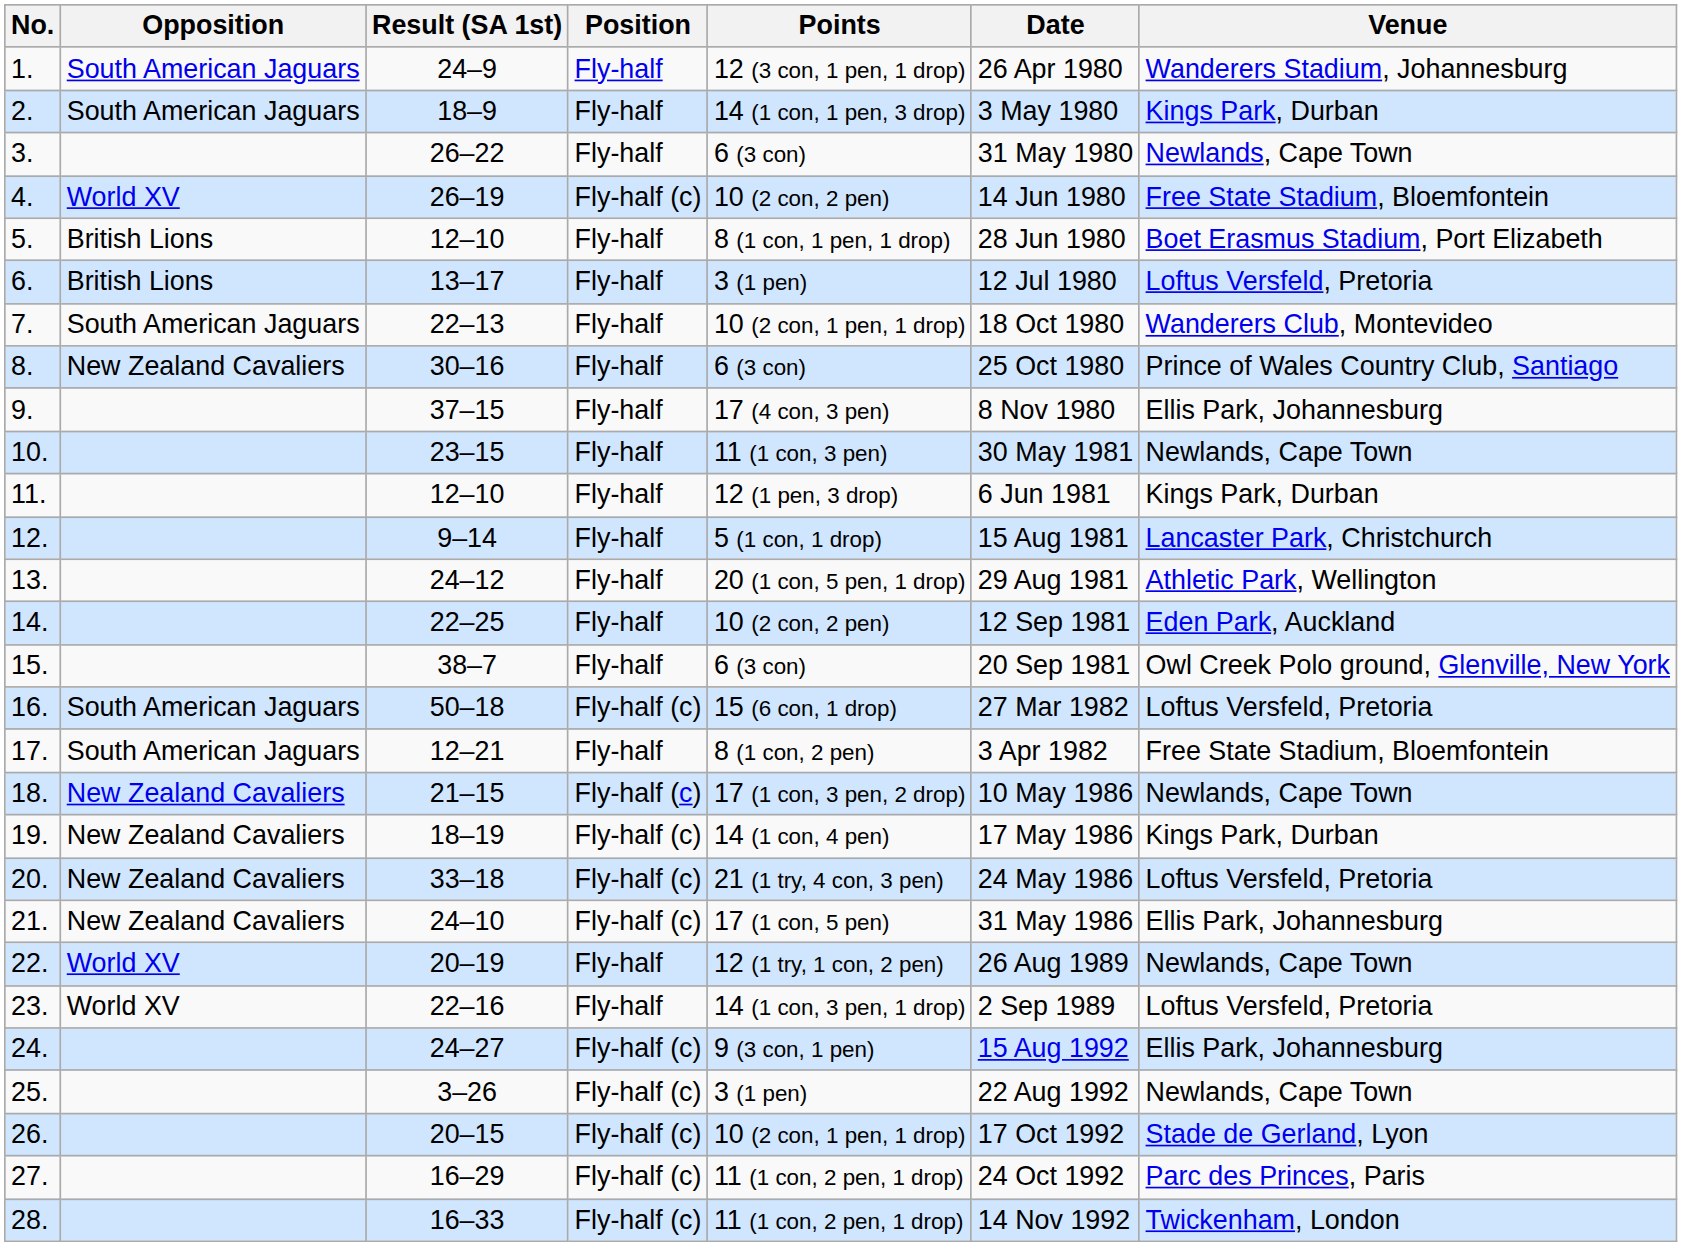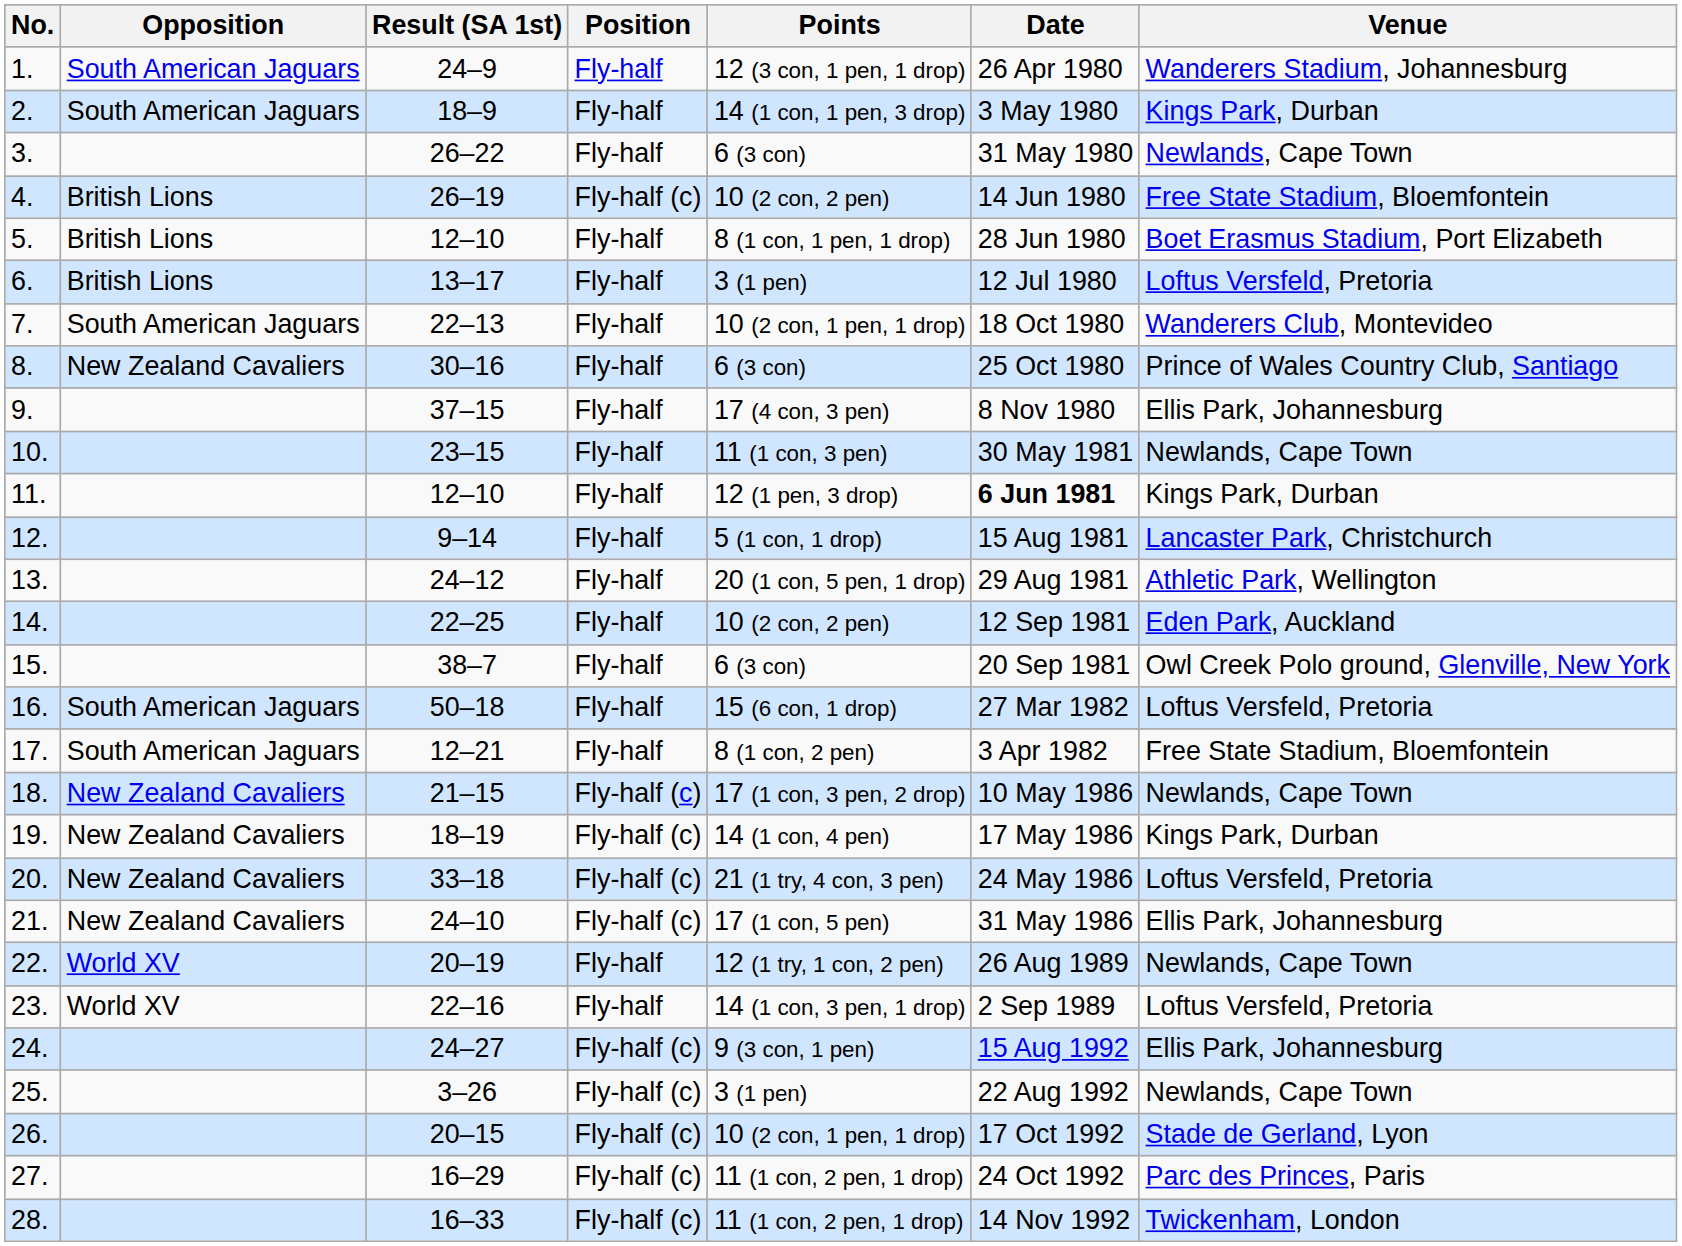(123, 196) World XV -> (140, 196) British Lions
(1044, 494) normal -> (1047, 494) bold
(638, 707) Fly-half (c) -> (619, 707) Fly-half
